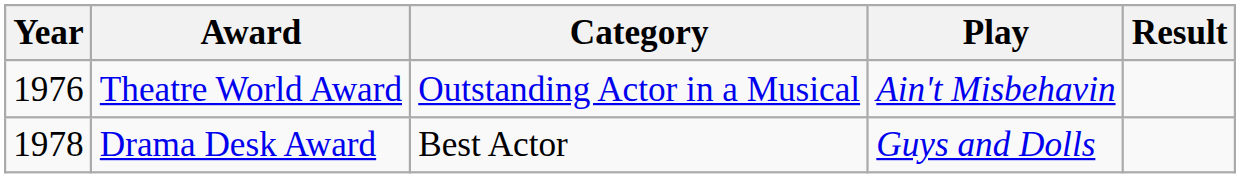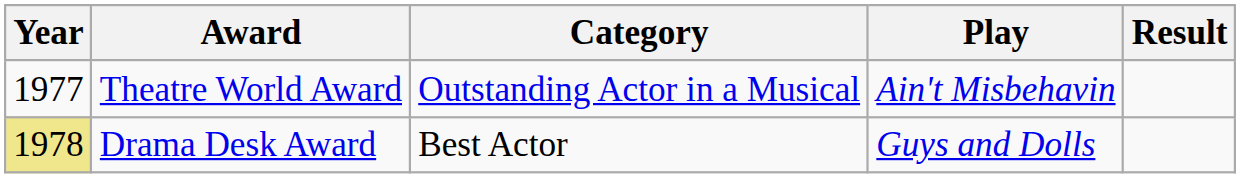(48, 88) 1976 -> (48, 88) 1977
(48, 144) no background -> (48, 144) khaki background
